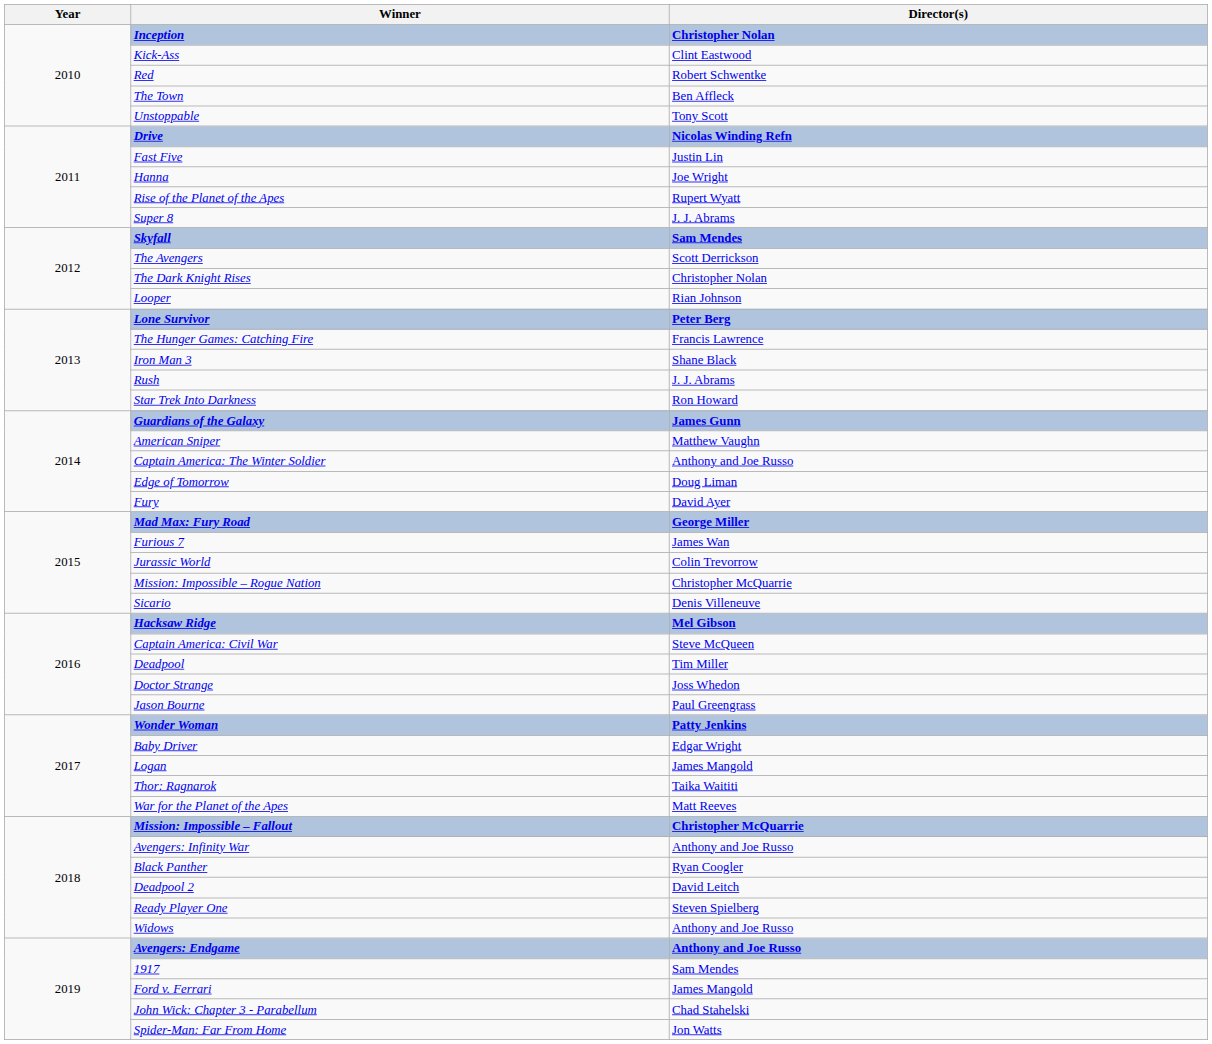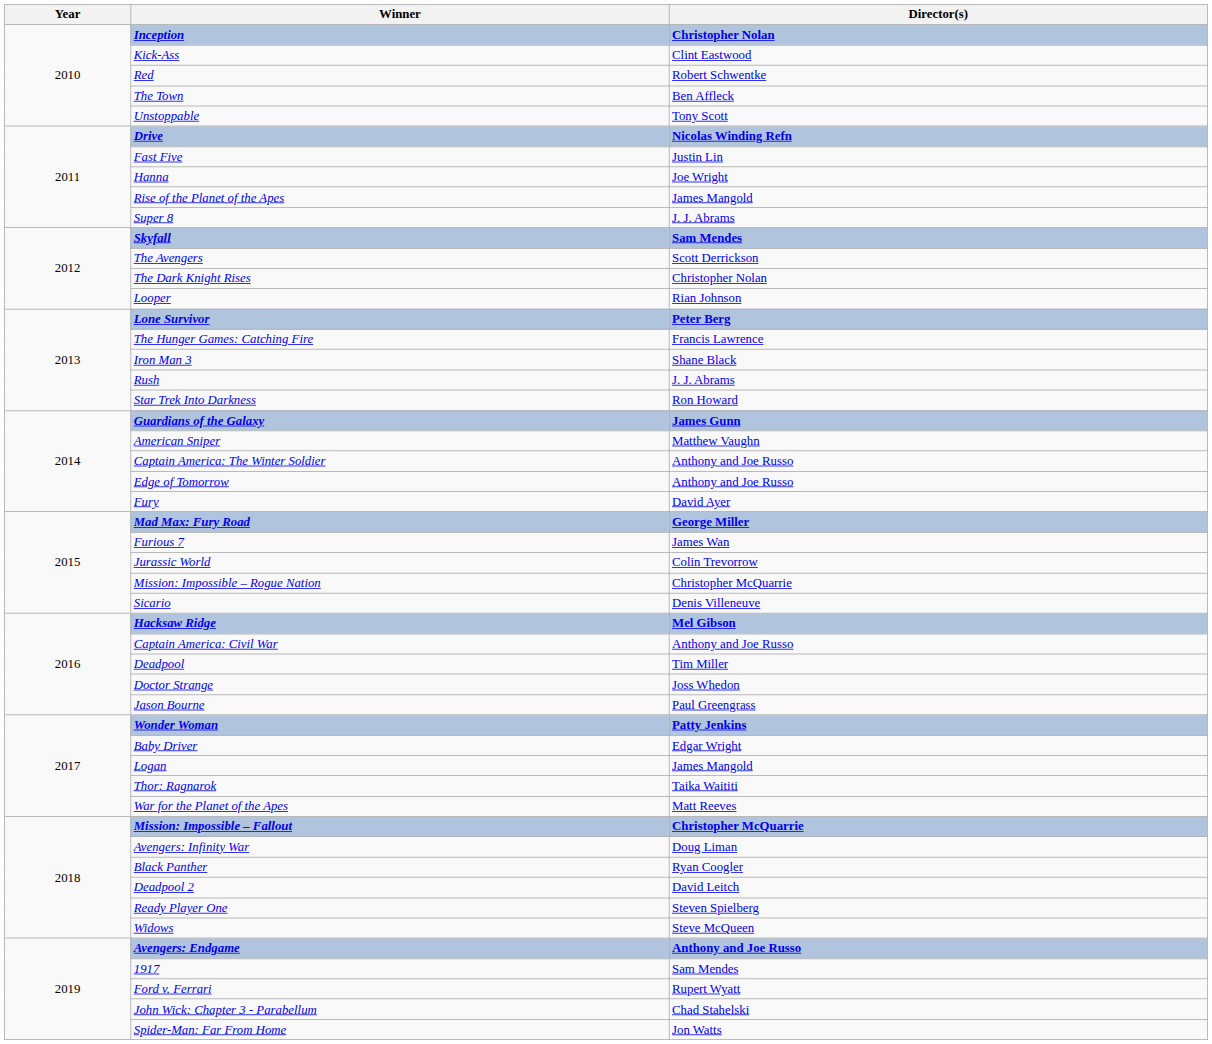(706, 197) Rupert Wyatt -> (712, 197) James Mangold
(705, 481) Doug Liman -> (733, 481) Anthony and Joe Russo
(713, 643) Steve McQueen -> (733, 643) Anthony and Joe Russo
(733, 846) Anthony and Joe Russo -> (705, 846) Doug Liman
(733, 928) Anthony and Joe Russo -> (713, 928) Steve McQueen
(712, 989) James Mangold -> (706, 989) Rupert Wyatt
